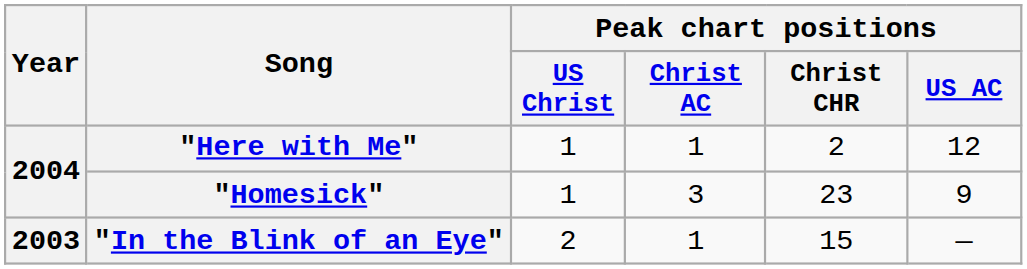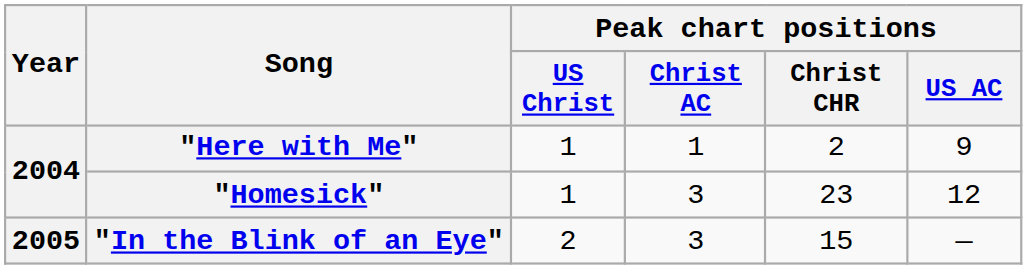(964, 148) 12 -> (964, 148) 9
(964, 195) 9 -> (964, 195) 12
(46, 241) 2003 -> (46, 241) 2005
(696, 241) 1 -> (696, 241) 3
